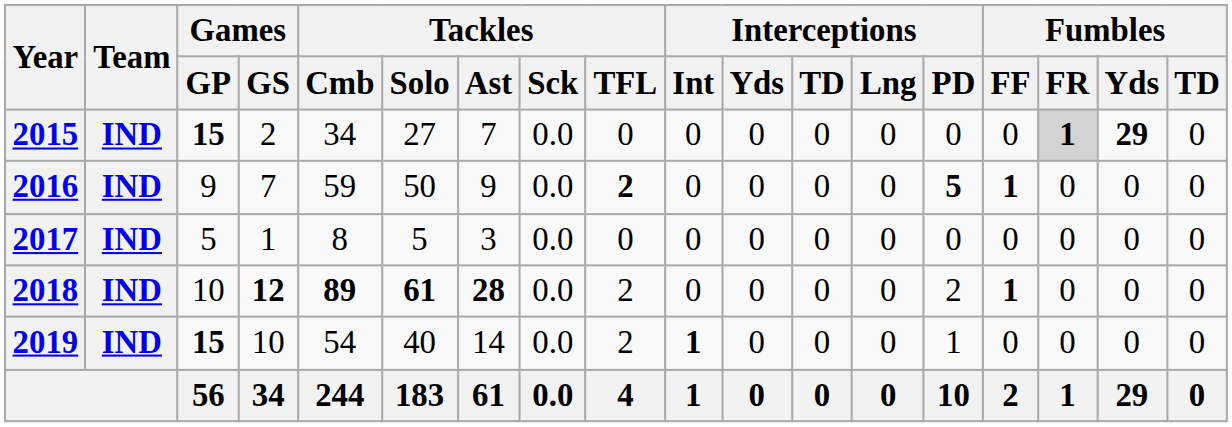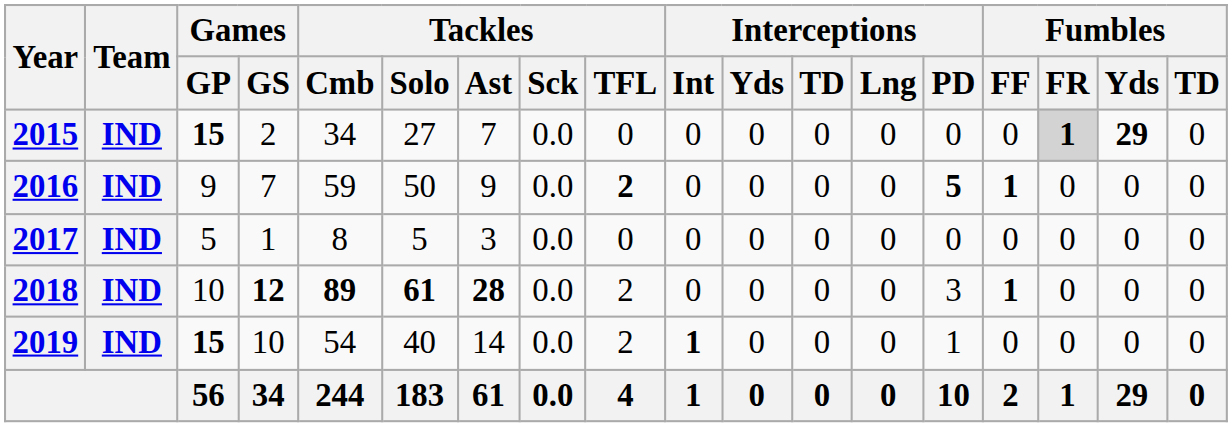(953, 290) 2 -> (953, 290) 3
